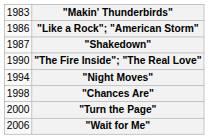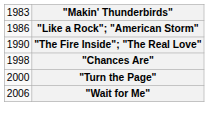- row: (118, 45)
- row: (118, 77)
